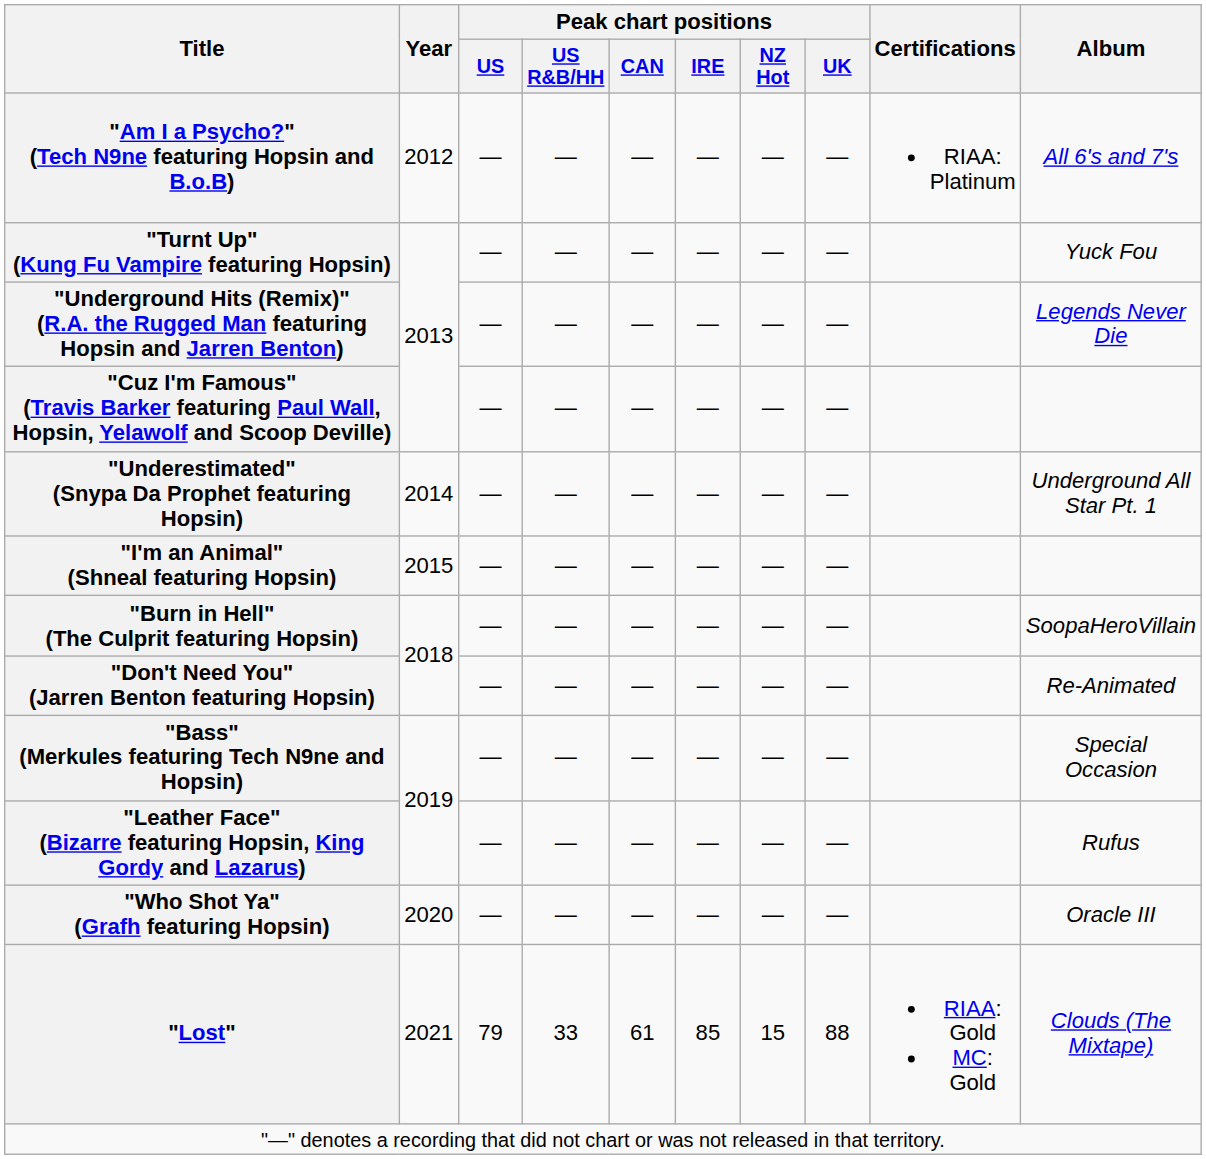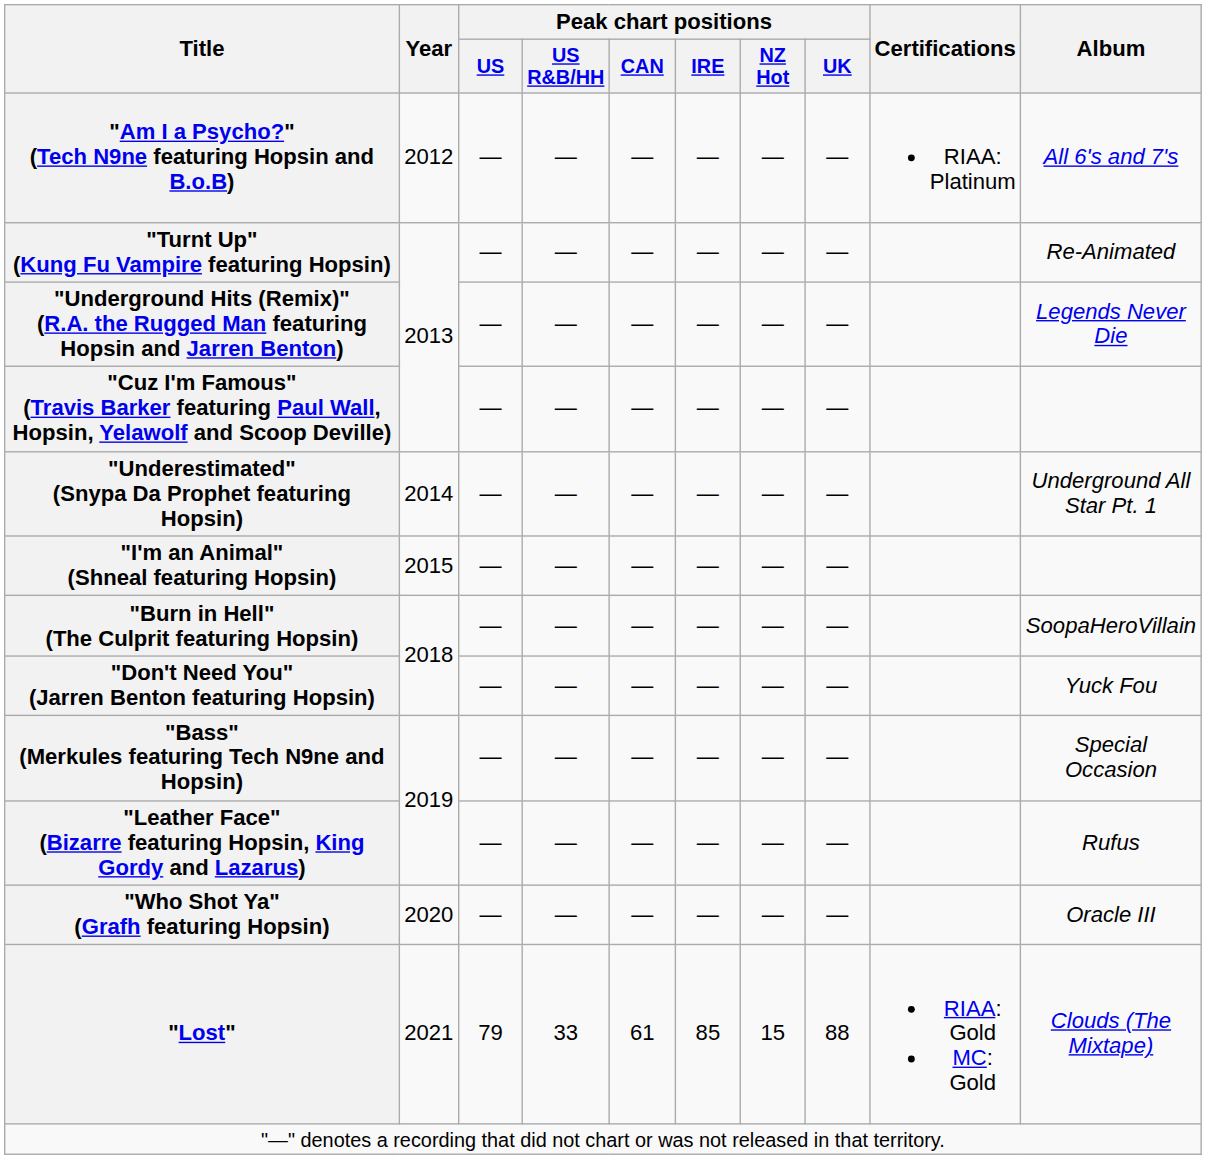(1111, 251) Yuck Fou -> (1111, 251) Re-Animated
(1111, 685) Re-Animated -> (1111, 685) Yuck Fou
